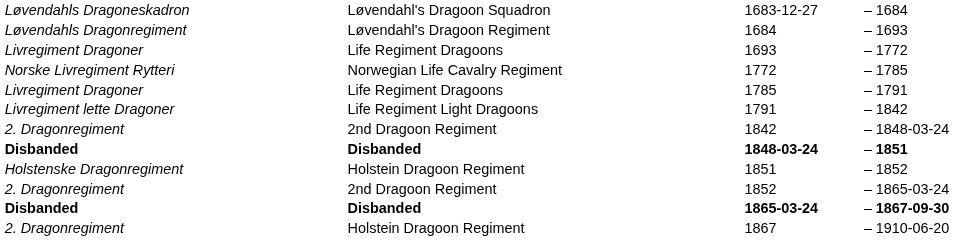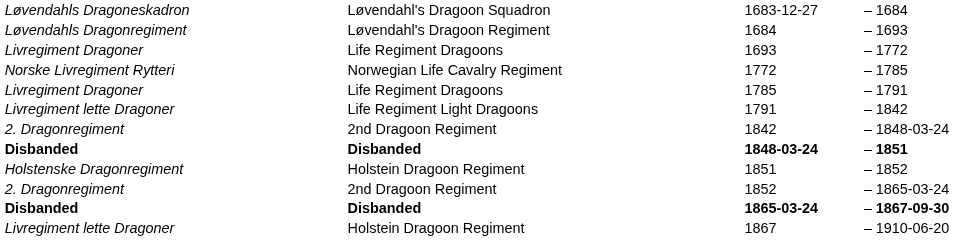(64, 228) 2. Dragonregiment -> (90, 228) Livregiment lette Dragoner
